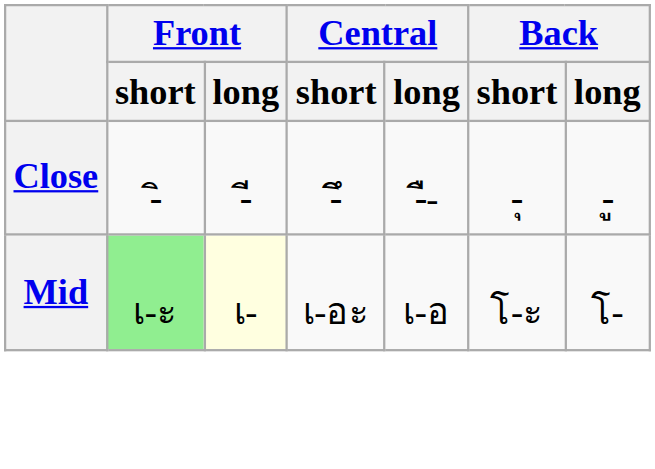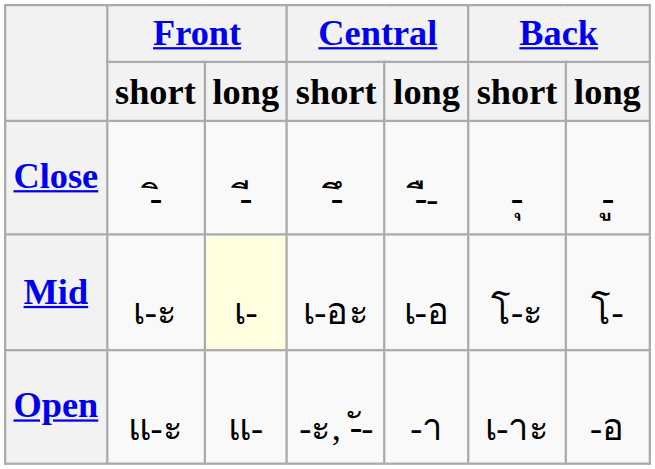(155, 312) lightgreen background -> (155, 312) no background
+ row: (56, 405)
